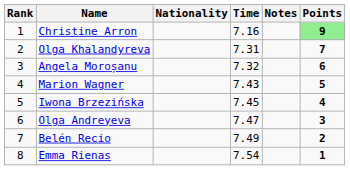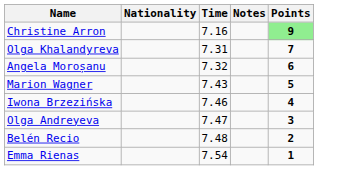- column: (20, 13)
(246, 102) 7.45 -> (215, 102) 7.46
(246, 138) 7.49 -> (215, 138) 7.48
